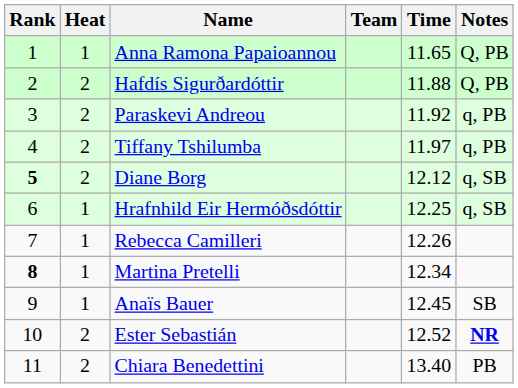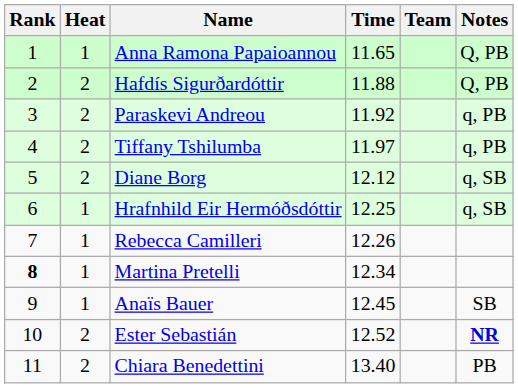columns swapped: (374, 20) <-> (429, 20)
(32, 177) bold -> (32, 177) normal
